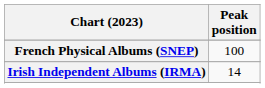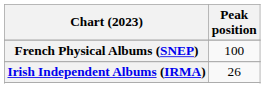(234, 72) 14 -> (234, 72) 26
